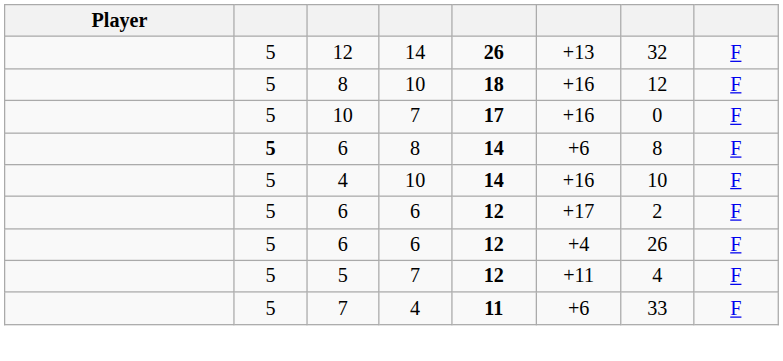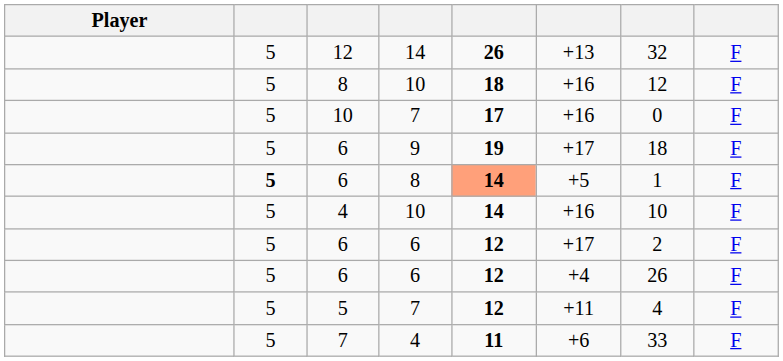+ row: (343, 148)
(494, 148) no background -> (494, 180) lightsalmon background
(579, 148) +6 -> (579, 180) +5
(657, 148) 8 -> (657, 180) 1
